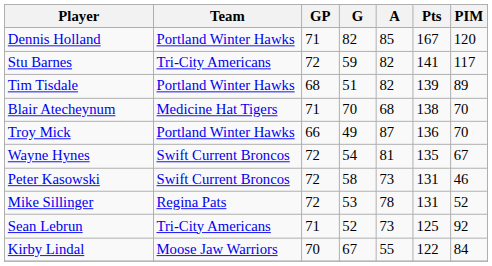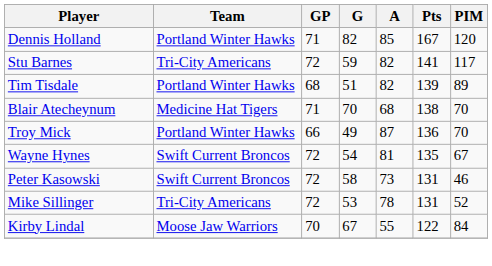(191, 202) Regina Pats -> (214, 202) Tri-City Americans
- row: (45, 226)
